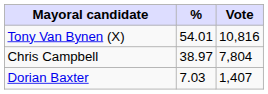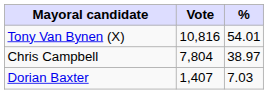columns swapped: (240, 15) <-> (196, 15)
